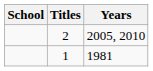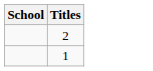- column: (116, 14)
